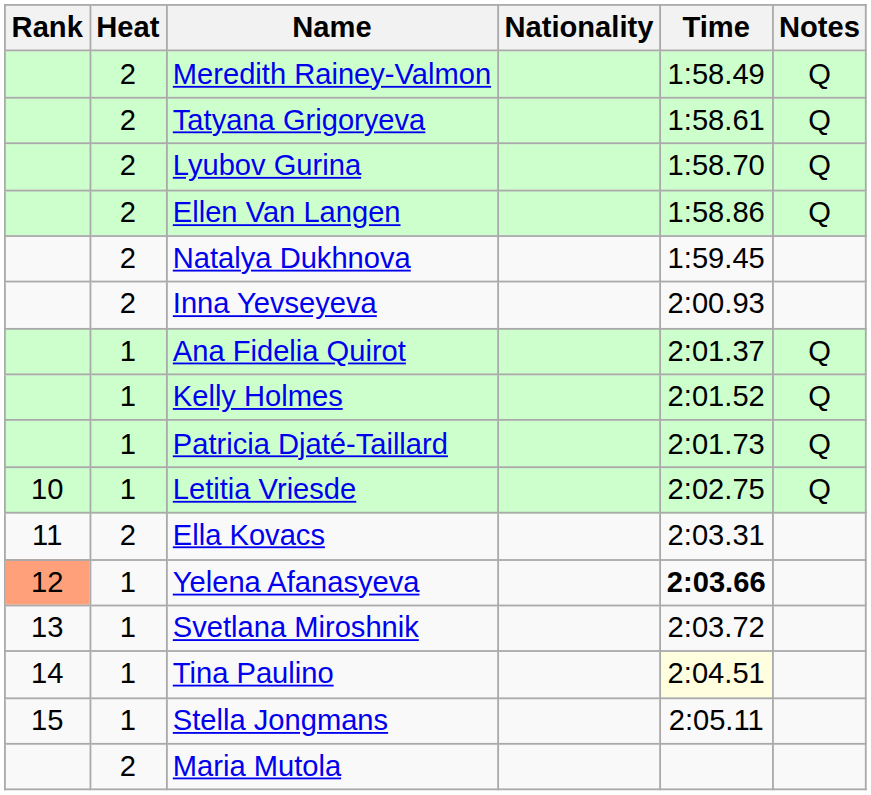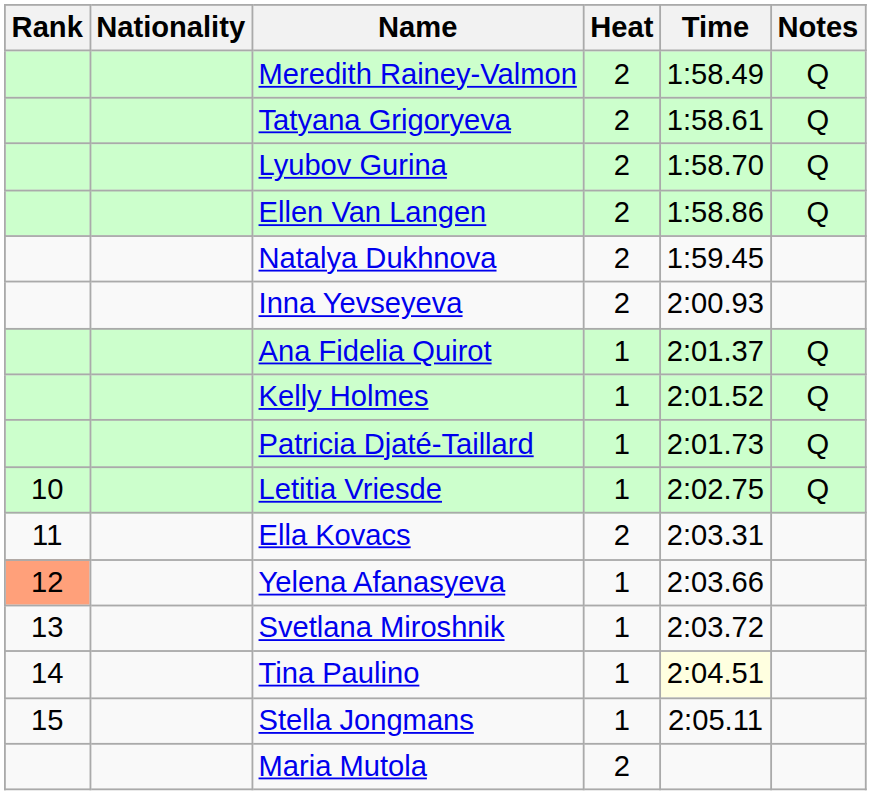columns swapped: (128, 27) <-> (579, 27)
(716, 581) bold -> (715, 581) normal
